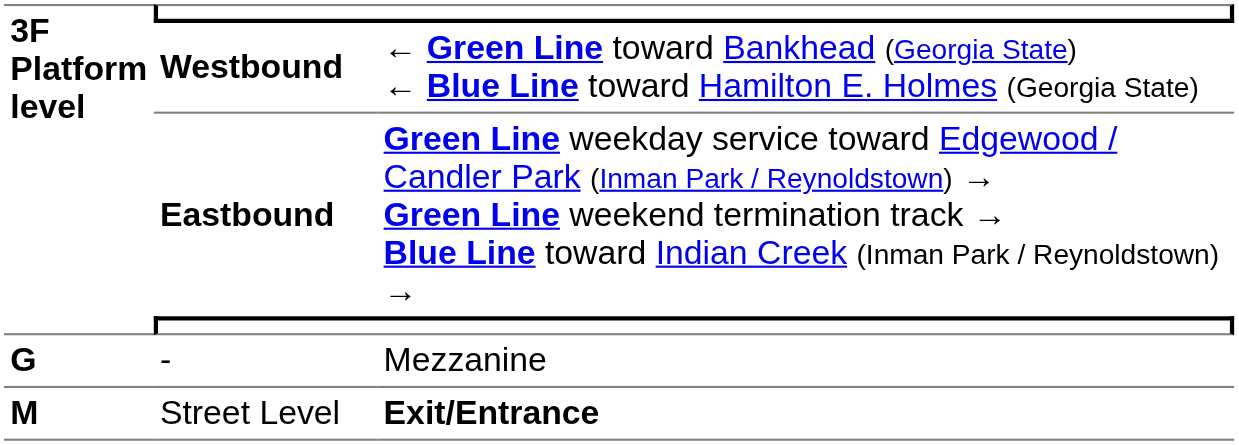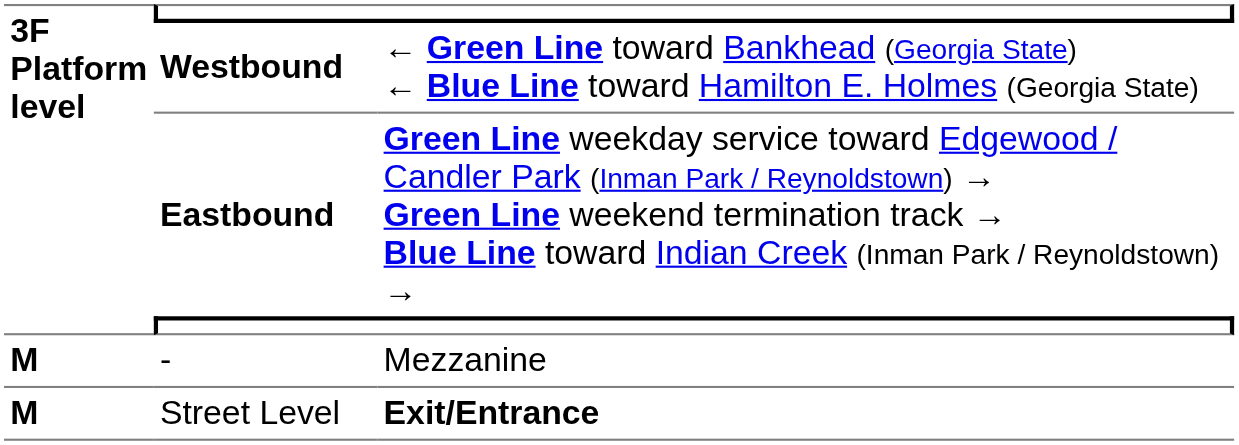(23, 360) G -> (24, 360) M
